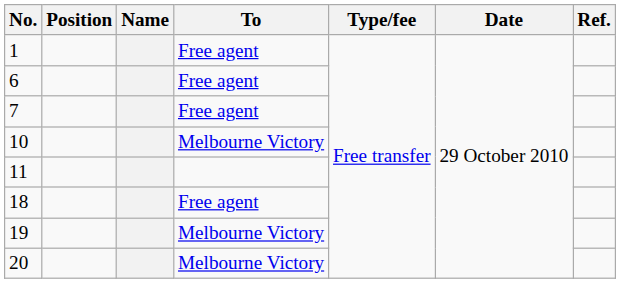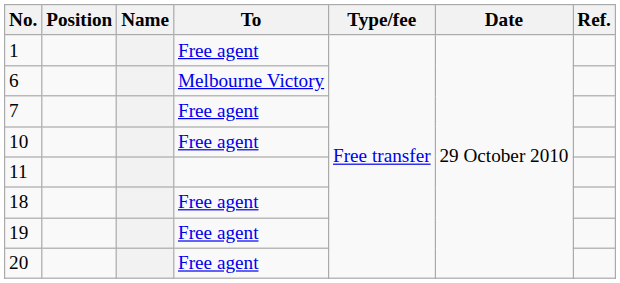(218, 80) Free agent -> (251, 80) Melbourne Victory
(251, 141) Melbourne Victory -> (218, 141) Free agent
(251, 232) Melbourne Victory -> (218, 232) Free agent
(251, 263) Melbourne Victory -> (218, 263) Free agent
